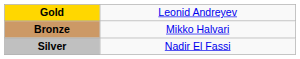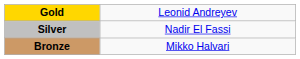rows swapped: (52, 46) <-> (52, 29)
